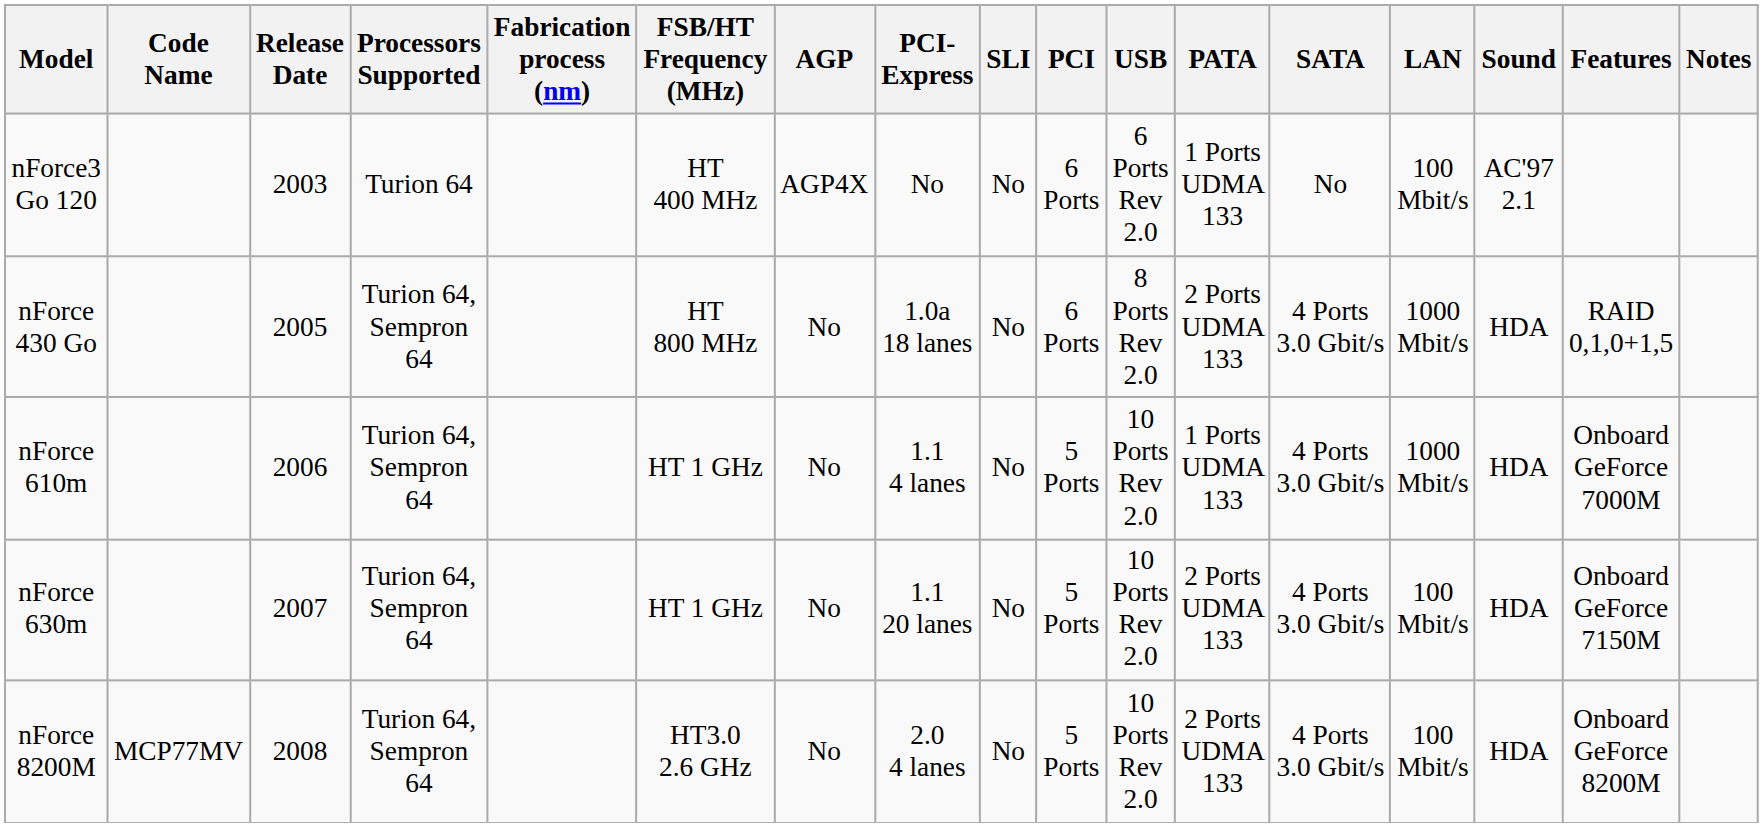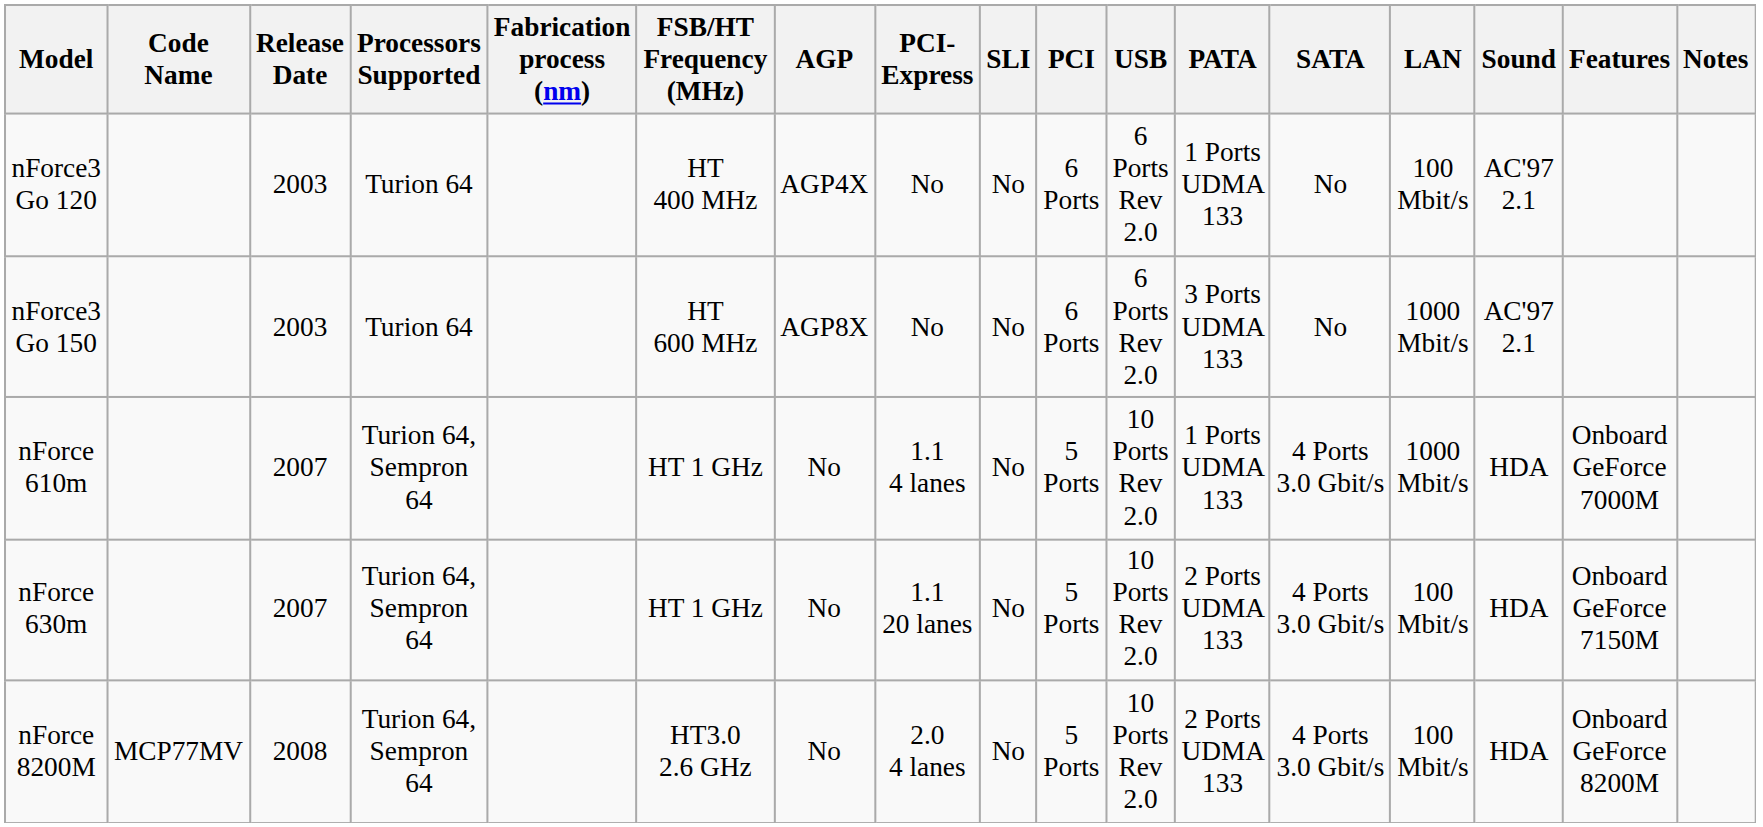+ row: (56, 325)
- row: (56, 325)
(300, 467) 2006 -> (300, 467) 2007
